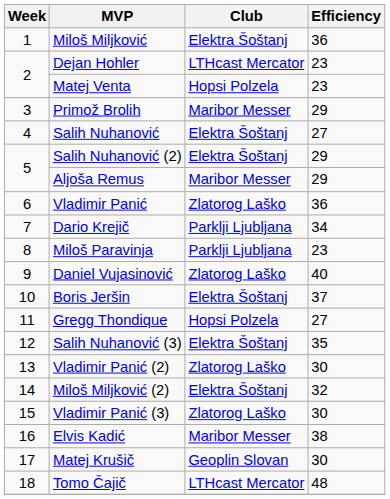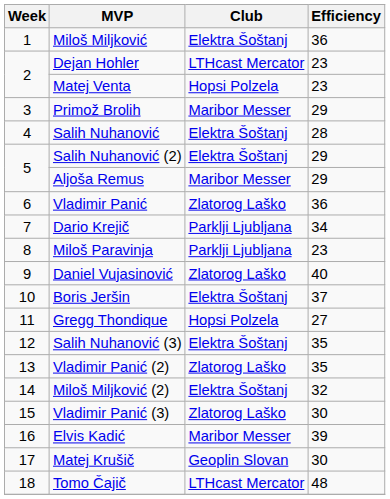(319, 133) 27 -> (319, 133) 28
(319, 366) 30 -> (319, 366) 35
(319, 436) 38 -> (319, 436) 39
